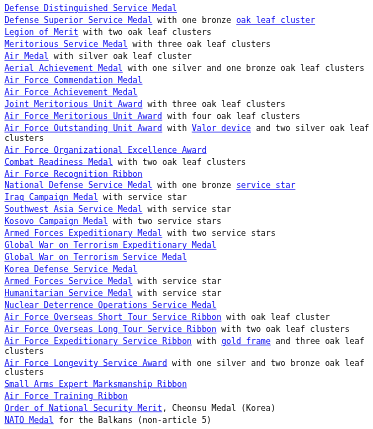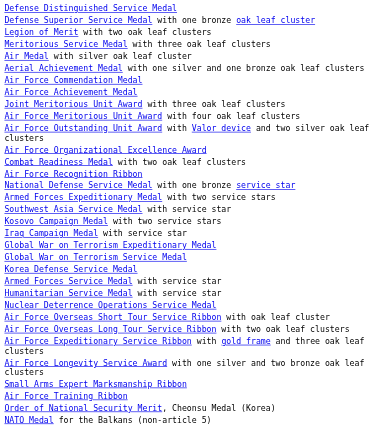rows swapped: (140, 234) <-> (96, 198)
